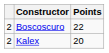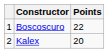(9, 27) 2 -> (9, 27) 1
